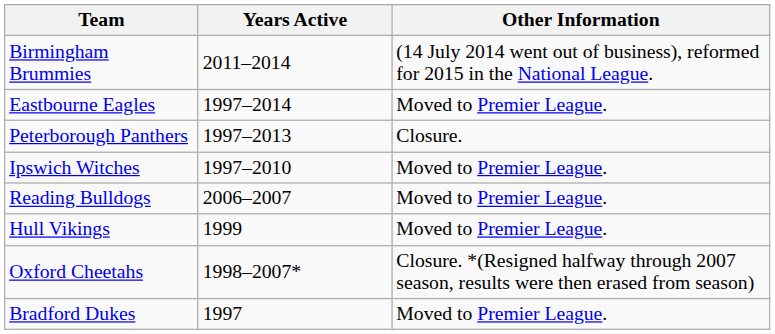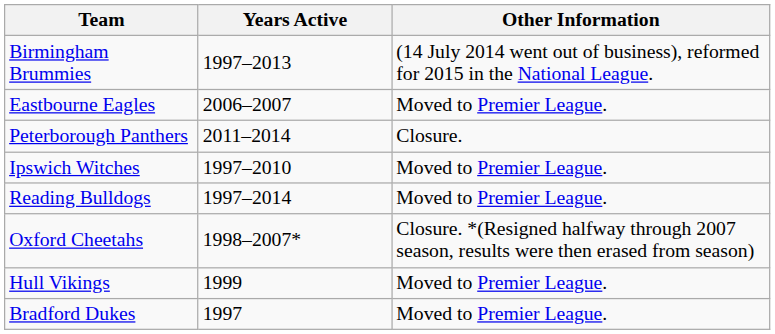(247, 62) 2011–2014 -> (247, 62) 1997–2013
(247, 104) 1997–2014 -> (247, 104) 2006–2007
(247, 135) 1997–2013 -> (247, 135) 2011–2014
(247, 198) 2006–2007 -> (247, 198) 1997–2014
rows swapped: (76, 271) <-> (60, 229)
